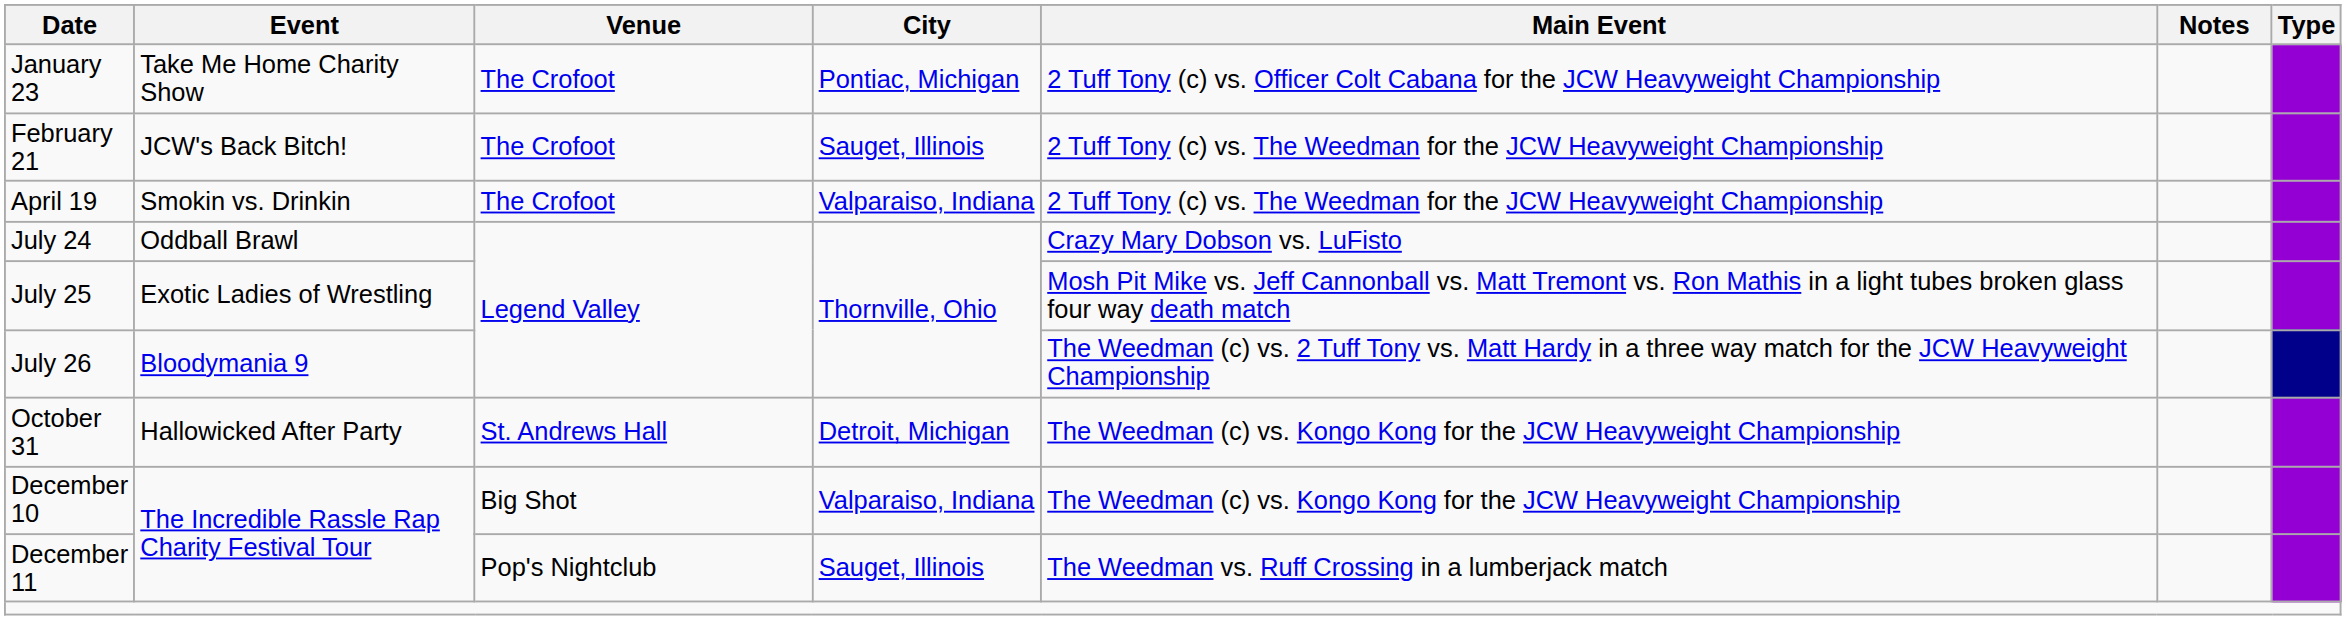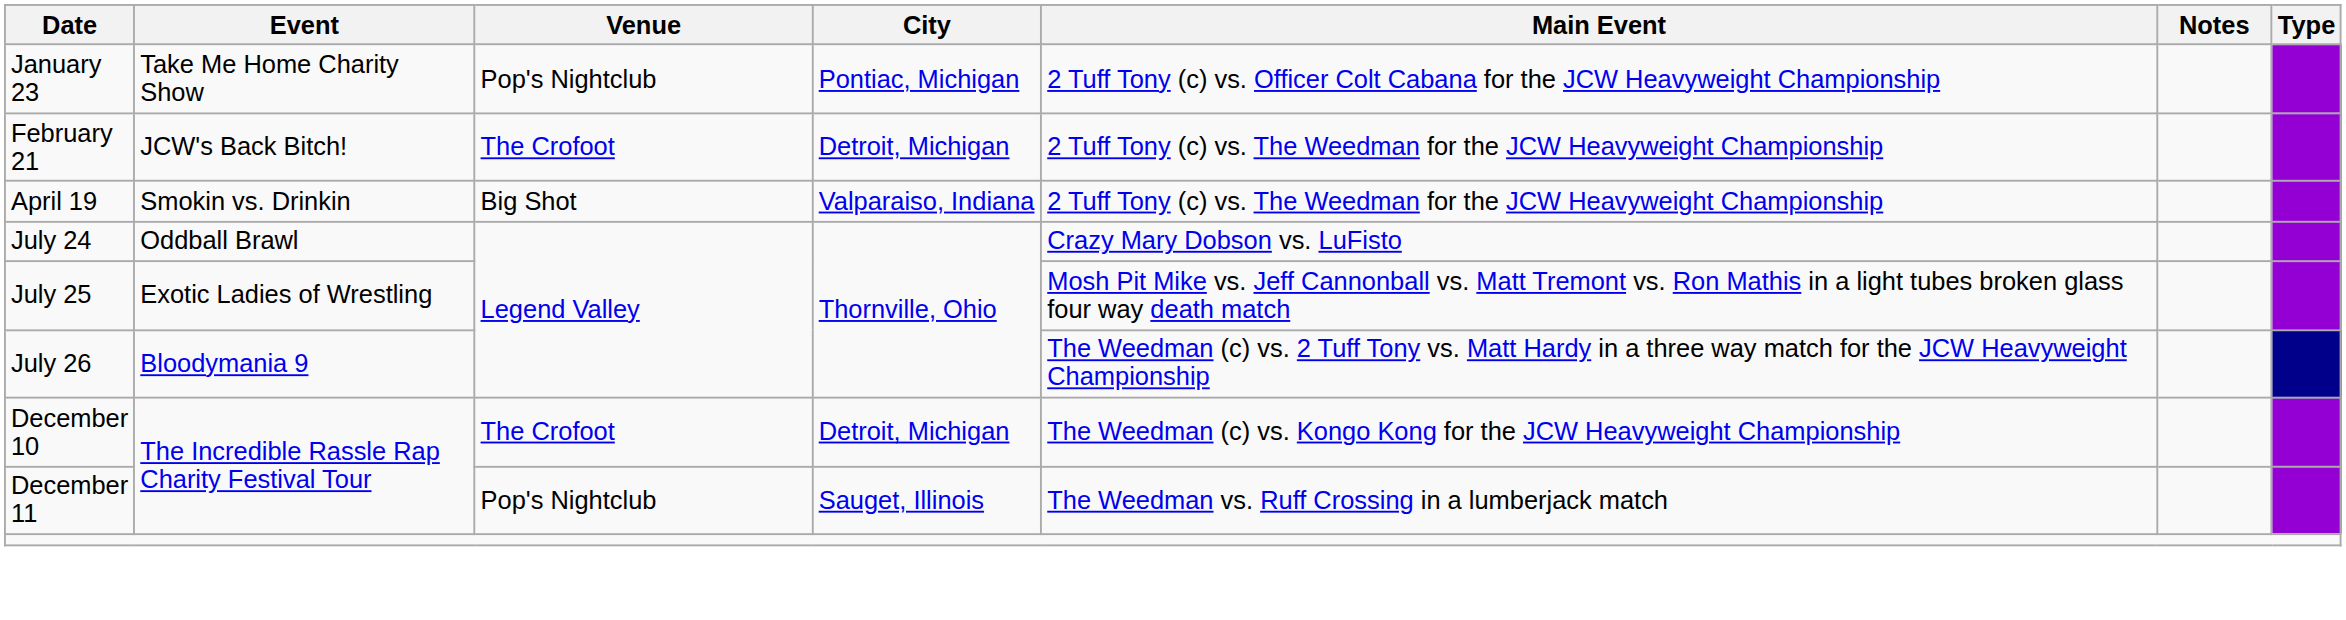(548, 79) The Crofoot -> (569, 79) Pop's Nightclub
(901, 147) Sauget, Illinois -> (914, 147) Detroit, Michigan
(548, 201) The Crofoot -> (529, 201) Big Shot
- row: (56, 431)
(529, 500) Big Shot -> (548, 431) The Crofoot
(927, 500) Valparaiso, Indiana -> (914, 431) Detroit, Michigan
